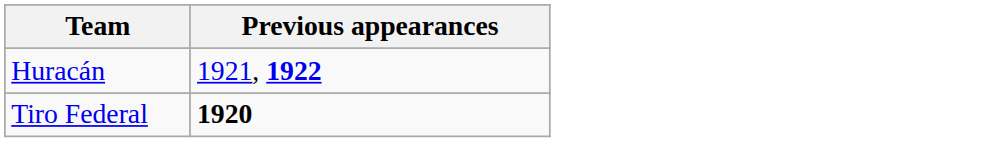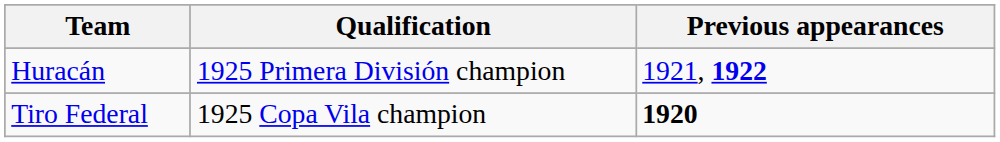+ column: (413, 26)
